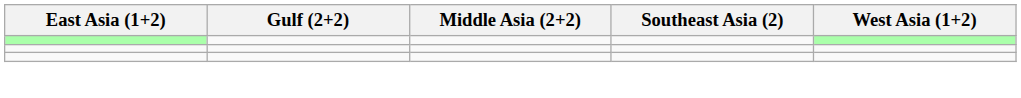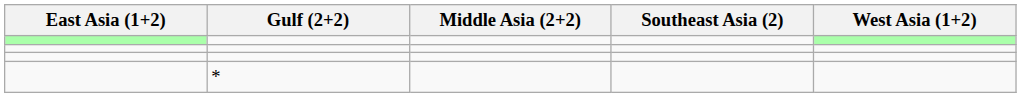+ row: (106, 77)
